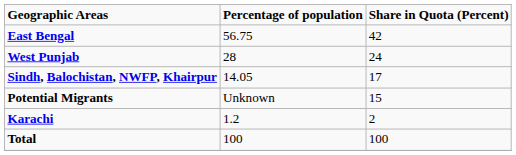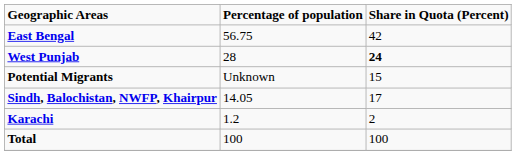(375, 56) normal -> (375, 56) bold
rows swapped: (112, 77) <-> (60, 98)
